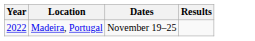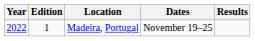+ column: (47, 12)
